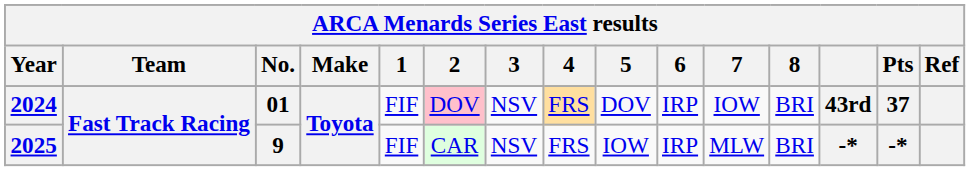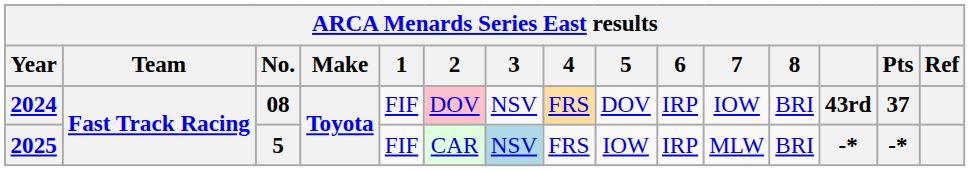(278, 104) 01 -> (278, 104) 08
(278, 144) 9 -> (278, 144) 5
(514, 144) no background -> (514, 144) lightblue background
